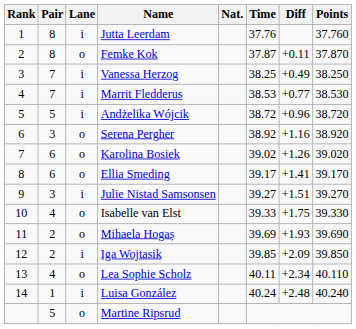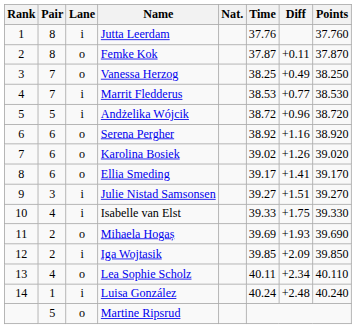(82, 74) i -> (82, 74) o
(52, 134) 3 -> (52, 134) 6
(82, 214) o -> (82, 214) i
